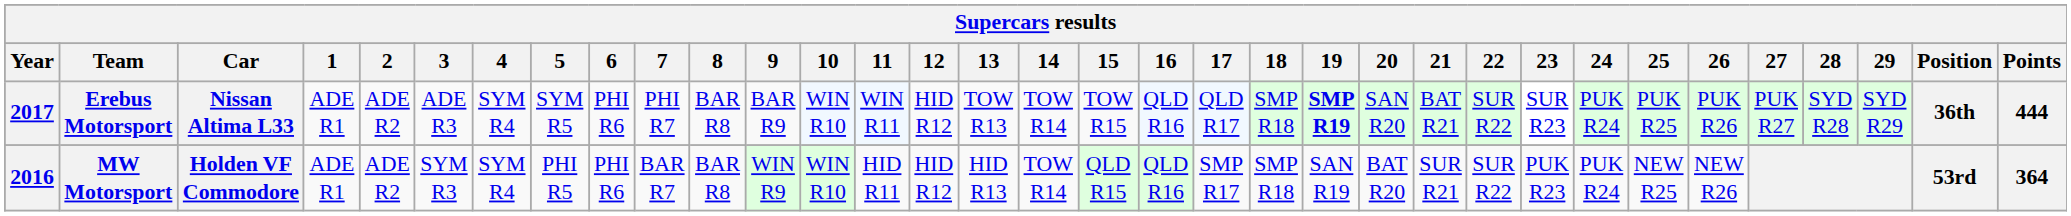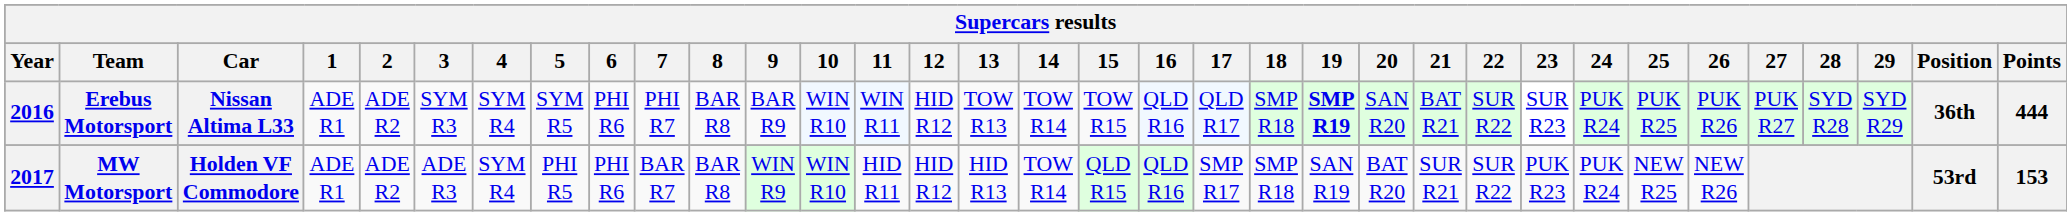(32, 112) 2017 -> (32, 112) 2016
(444, 112) ADE R3 -> (444, 112) SYM R3
(32, 177) 2016 -> (32, 177) 2017
(444, 177) SYM R3 -> (444, 177) ADE R3
(2032, 177) 364 -> (2032, 177) 153
